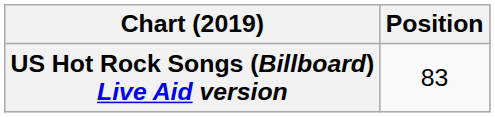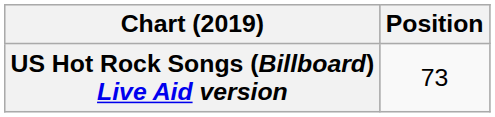(435, 77) 83 -> (435, 77) 73
